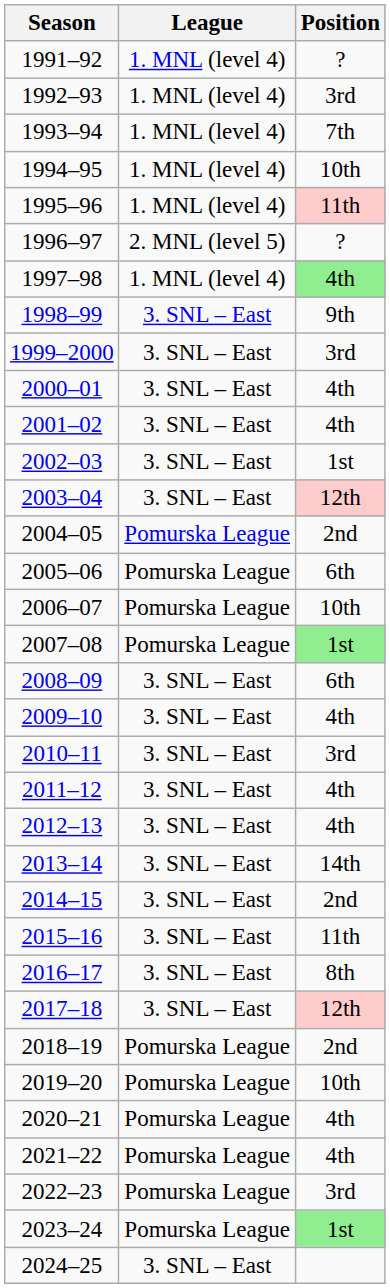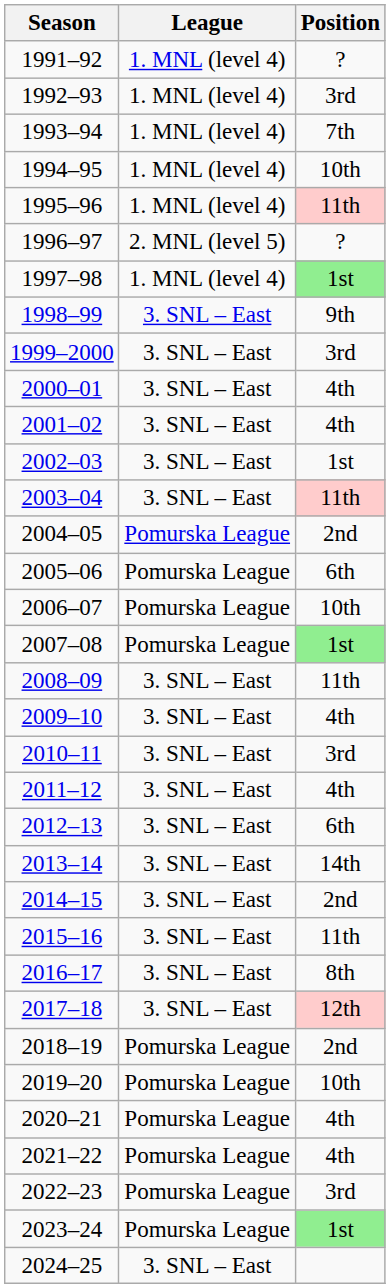(340, 278) 4th -> (340, 278) 1st
(340, 497) 12th -> (340, 497) 11th
(340, 680) 6th -> (340, 680) 11th
(340, 826) 4th -> (340, 826) 6th
